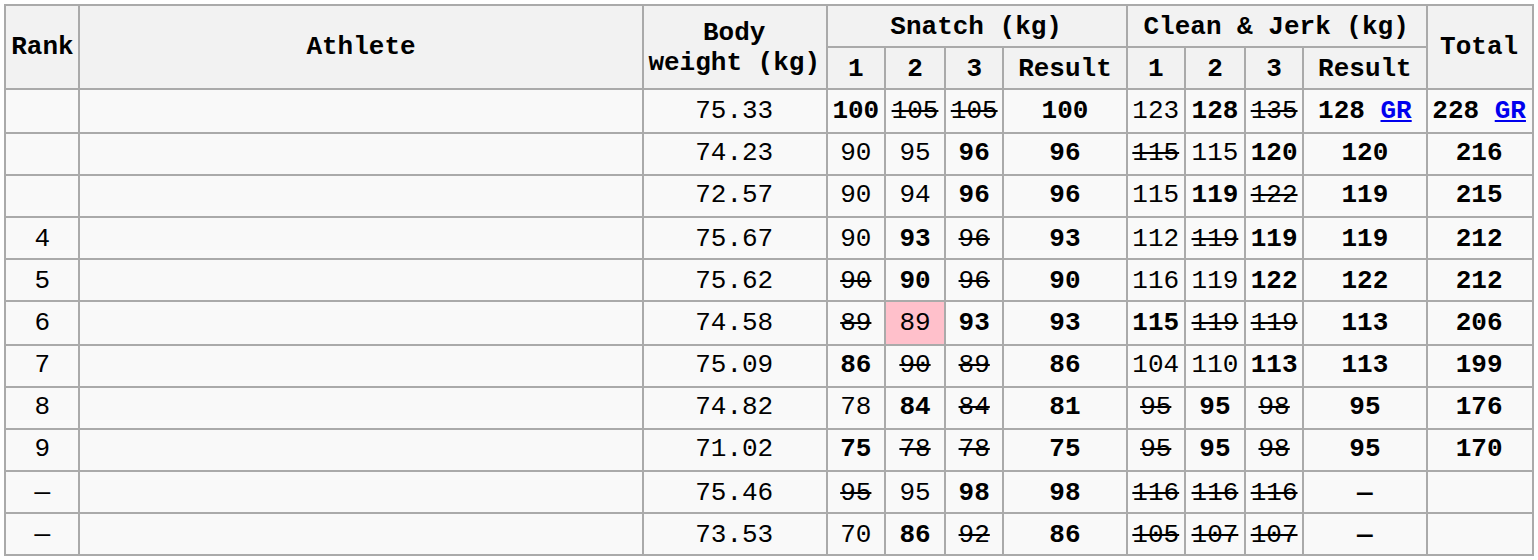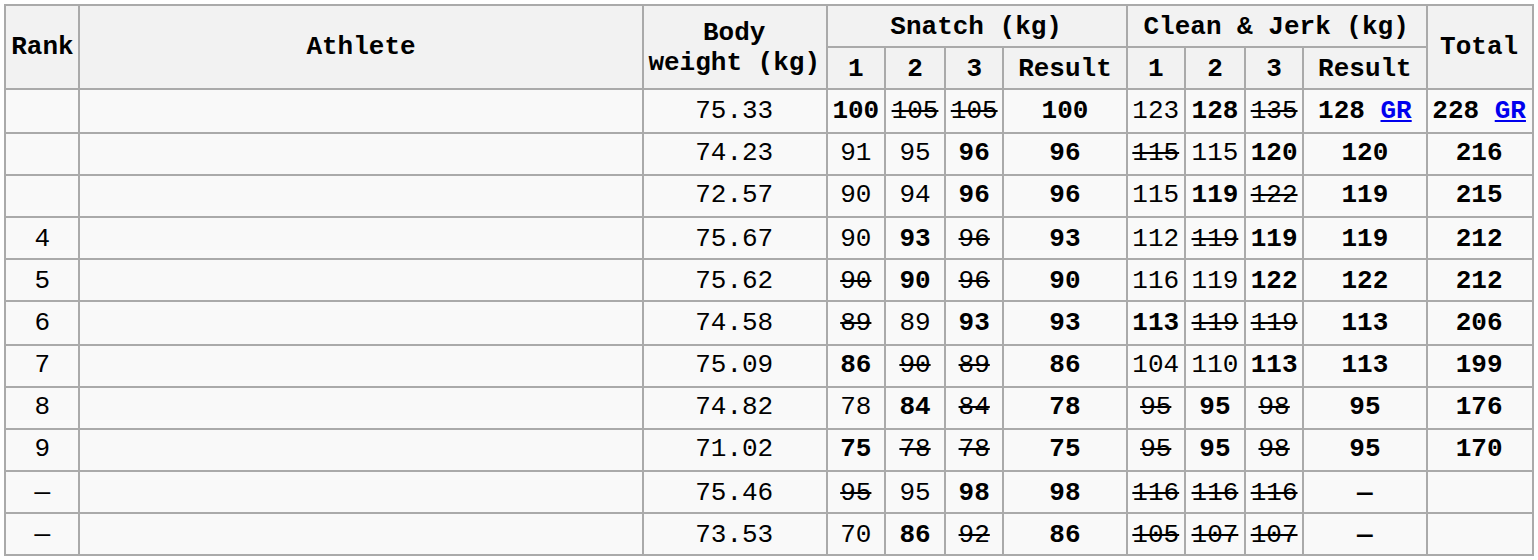(856, 153) 90 -> (856, 153) 91
(915, 323) pink background -> (915, 323) no background
(1156, 323) 115 -> (1156, 323) 113
(1065, 408) 81 -> (1065, 408) 78
